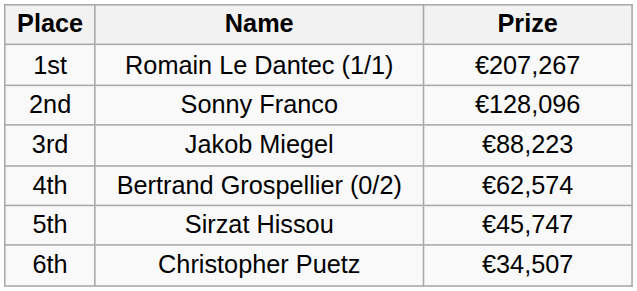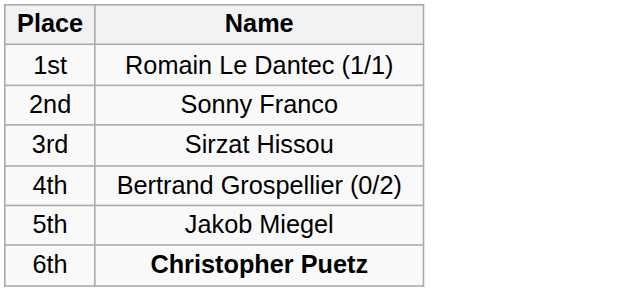- column: (528, 24)
(259, 144) Jakob Miegel -> (259, 144) Sirzat Hissou
(259, 225) Sirzat Hissou -> (259, 225) Jakob Miegel
(259, 265) normal -> (259, 265) bold
